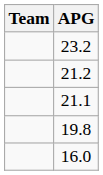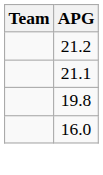- row: (76, 45)
